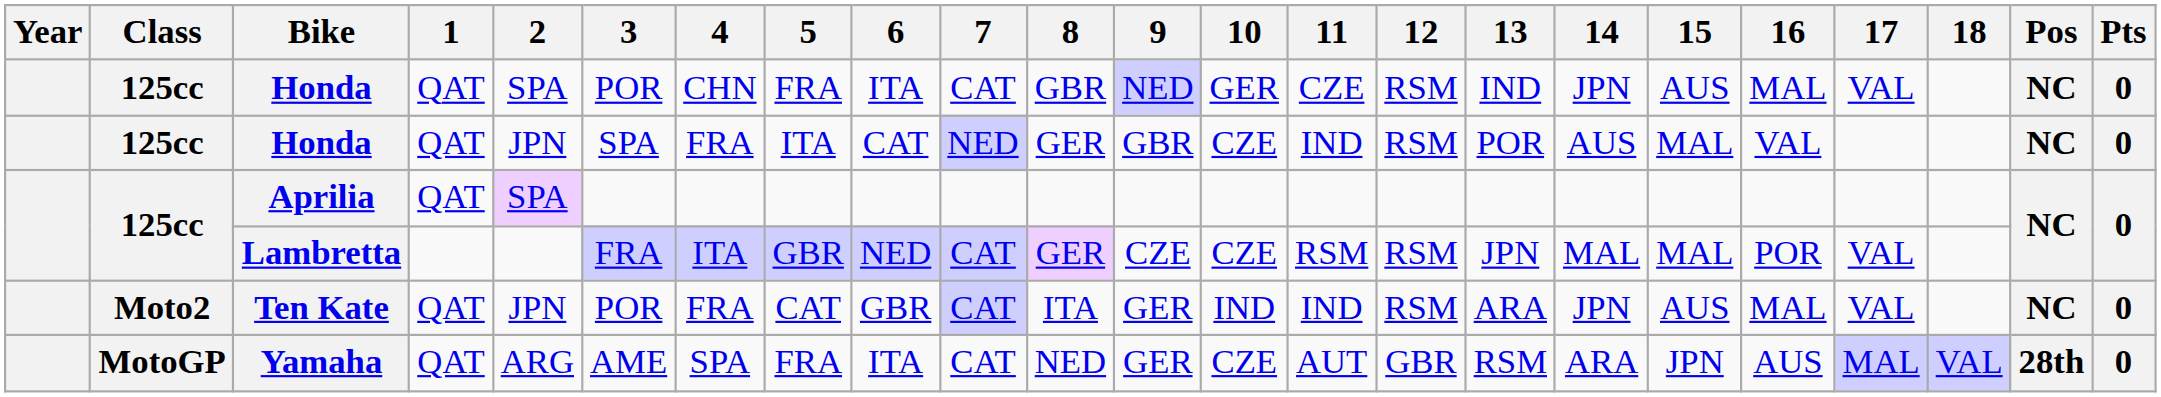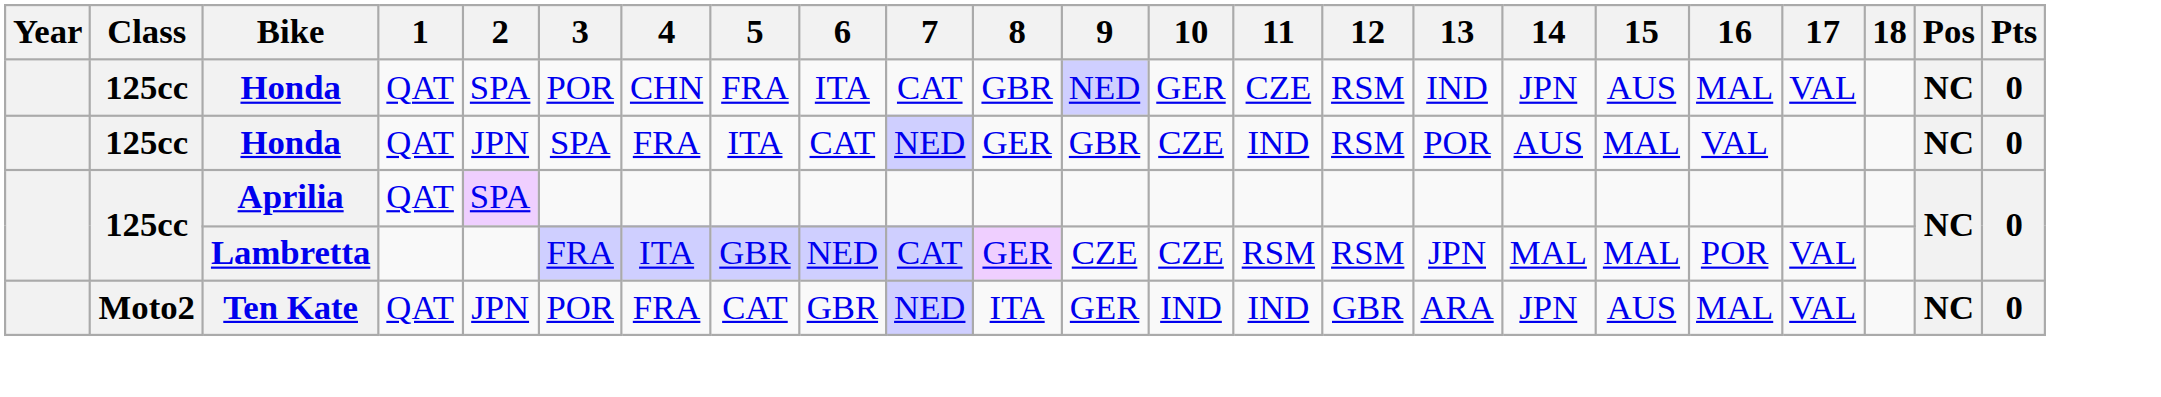(983, 307) CAT -> (930, 307) NED
(1421, 307) RSM -> (1368, 307) GBR
- row: (162, 362)
